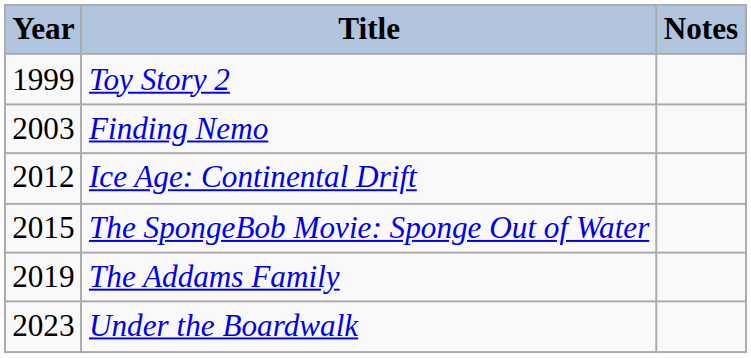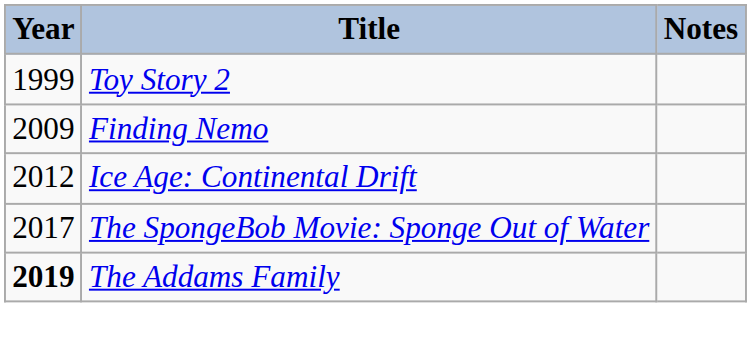(43, 128) 2003 -> (43, 128) 2009
(43, 227) 2015 -> (43, 227) 2017
(43, 276) normal -> (43, 276) bold
- row: (224, 326)
